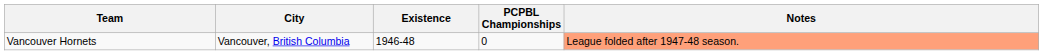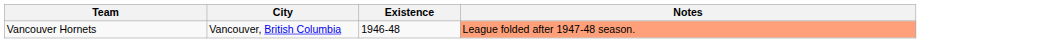- column: (521, 18)
